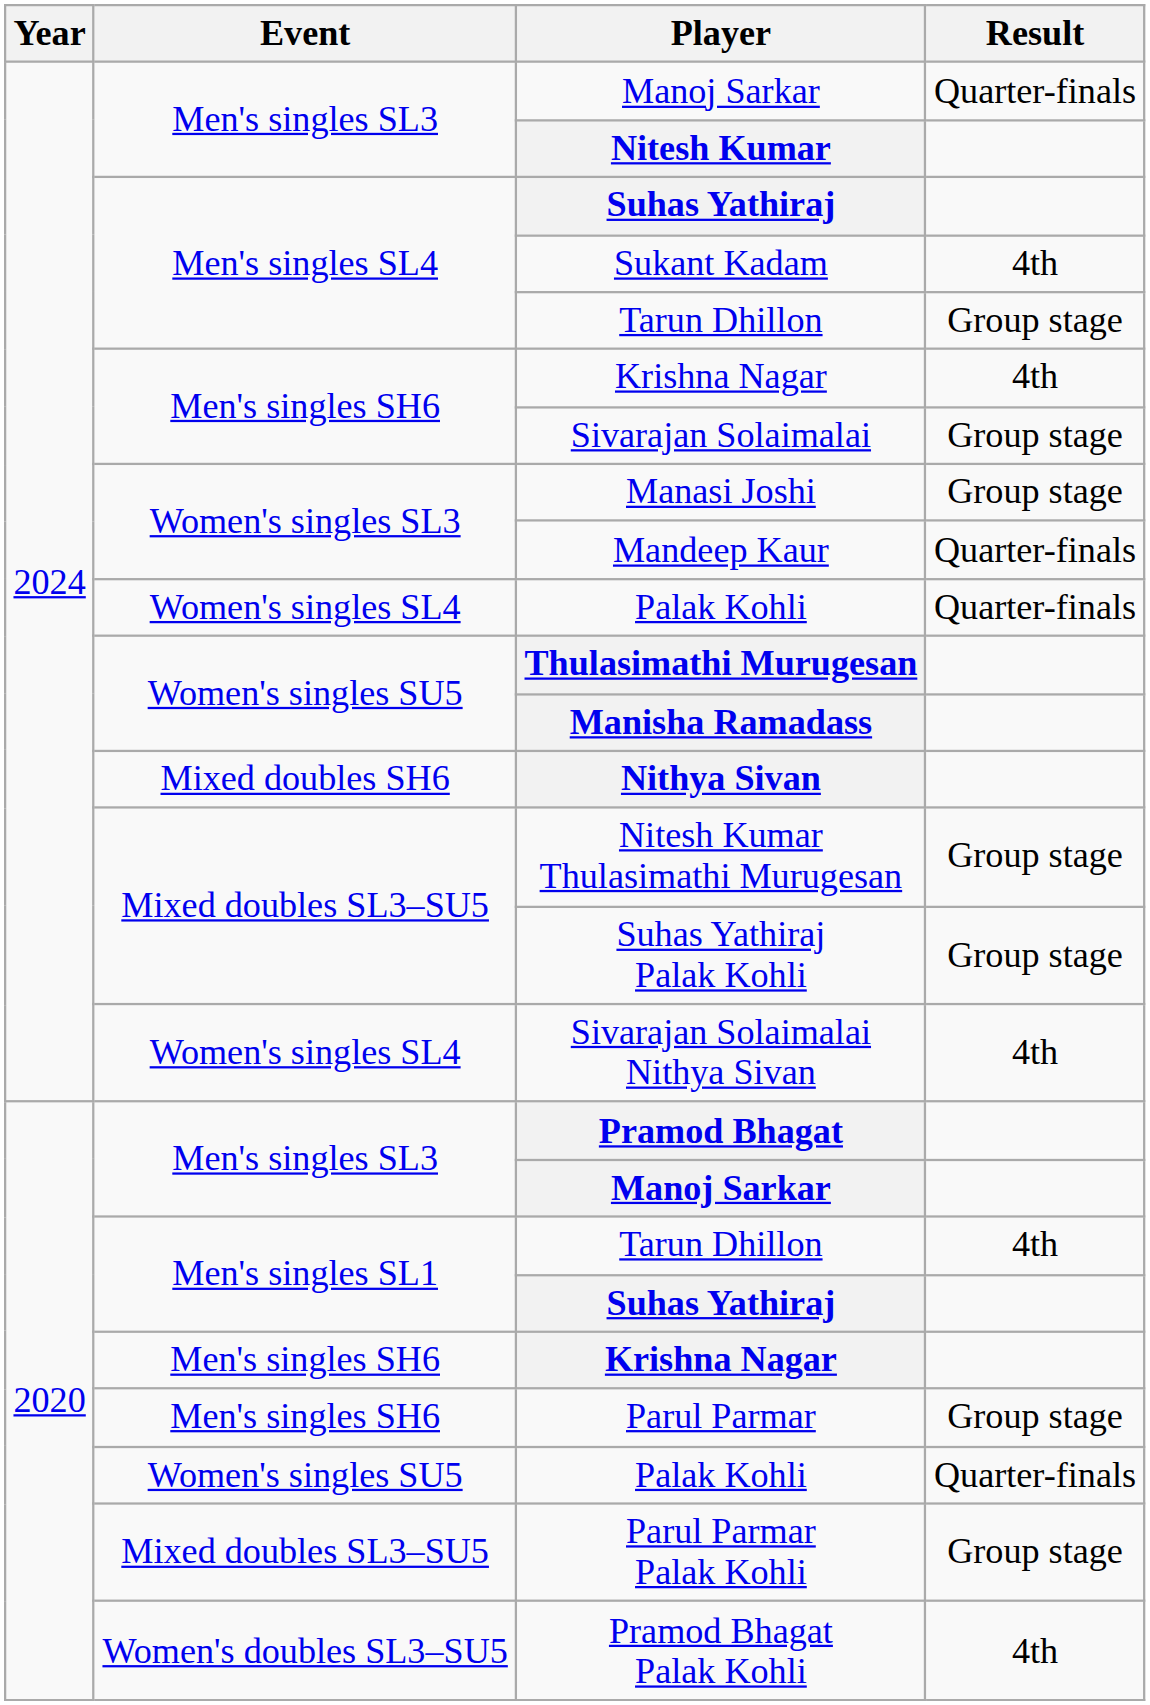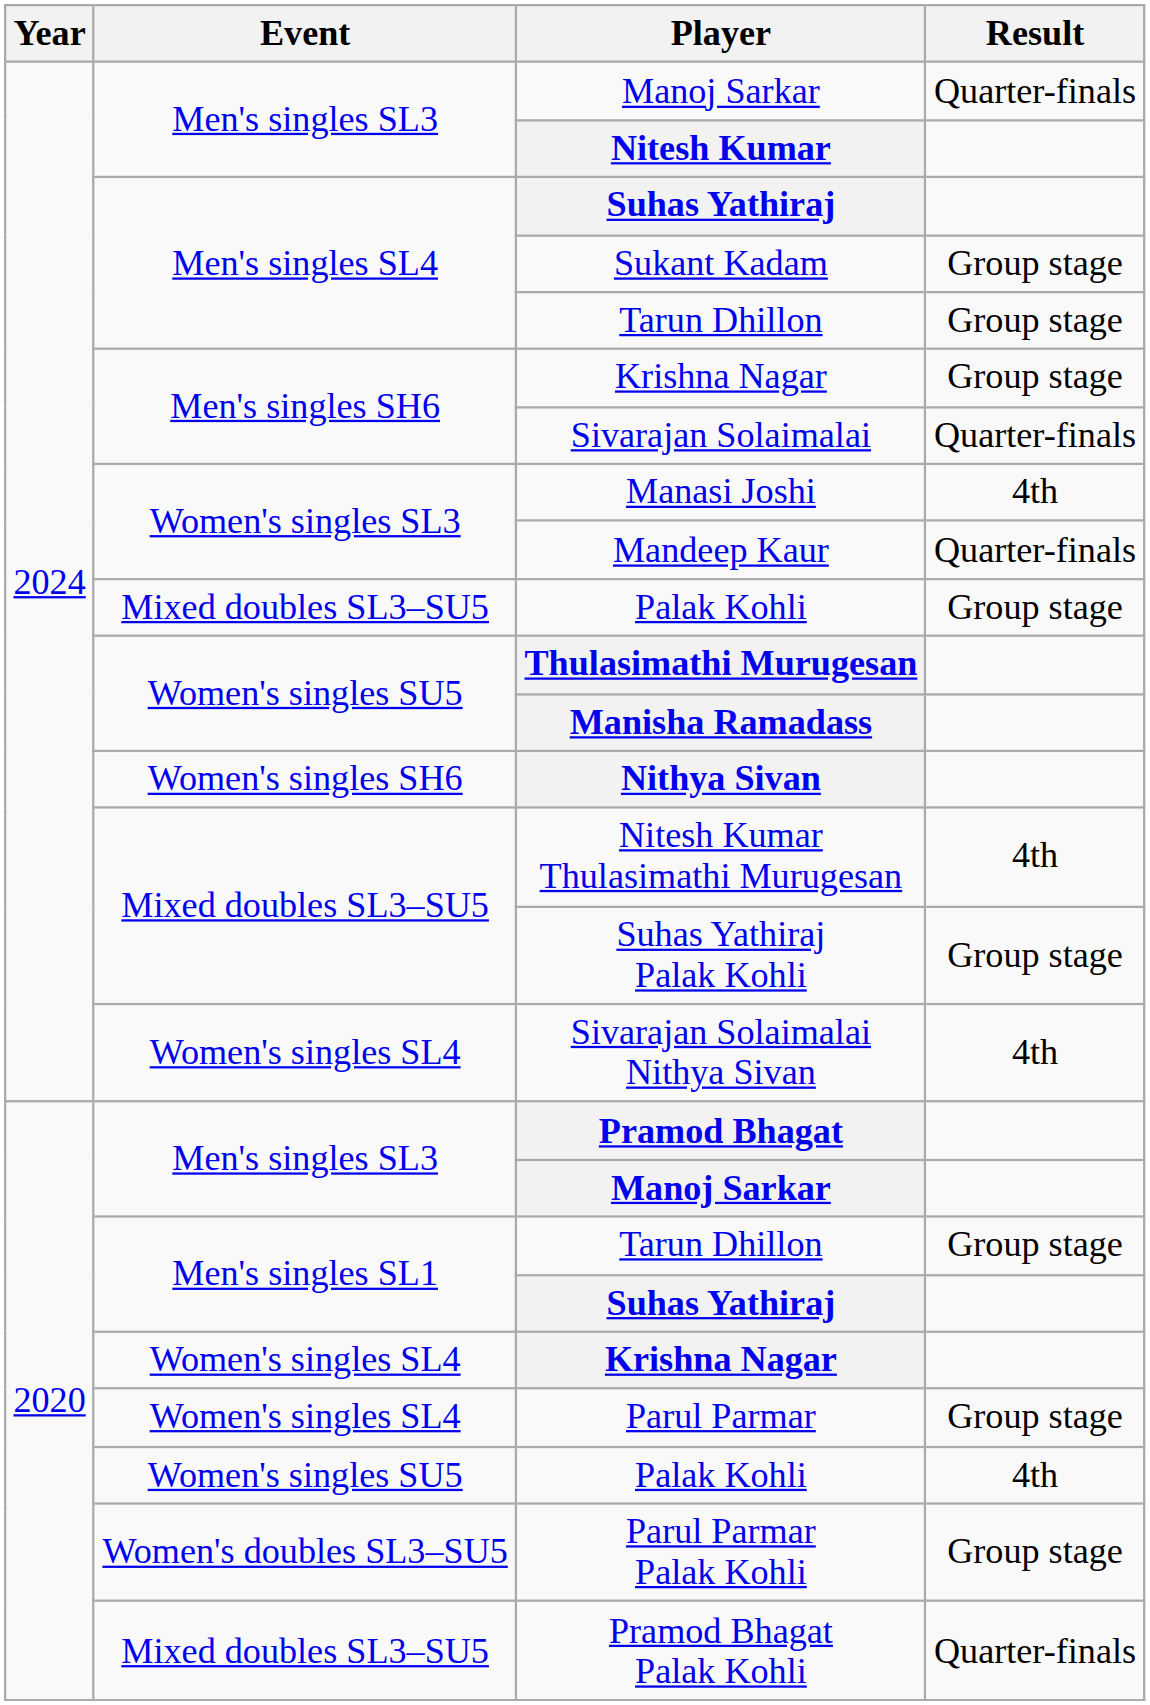(1035, 262) 4th -> (1035, 262) Group stage
(1035, 377) 4th -> (1035, 377) Group stage
(1035, 434) Group stage -> (1035, 434) Quarter-finals
(1035, 491) Group stage -> (1035, 491) 4th
(305, 606) Women's singles SL4 -> (305, 606) Mixed doubles SL3–SU5
(1035, 606) Quarter-finals -> (1035, 606) Group stage
(305, 778) Mixed doubles SH6 -> (305, 778) Women's singles SH6
(1035, 856) Group stage -> (1035, 856) 4th
(1035, 1244) 4th -> (1035, 1244) Group stage
(305, 1359) Men's singles SH6 -> (305, 1359) Women's singles SL4
(305, 1416) Men's singles SH6 -> (305, 1416) Women's singles SL4
(1035, 1474) Quarter-finals -> (1035, 1474) 4th
(305, 1551) Mixed doubles SL3–SU5 -> (305, 1551) Women's doubles SL3–SU5
(305, 1649) Women's doubles SL3–SU5 -> (305, 1649) Mixed doubles SL3–SU5
(1035, 1649) 4th -> (1035, 1649) Quarter-finals
